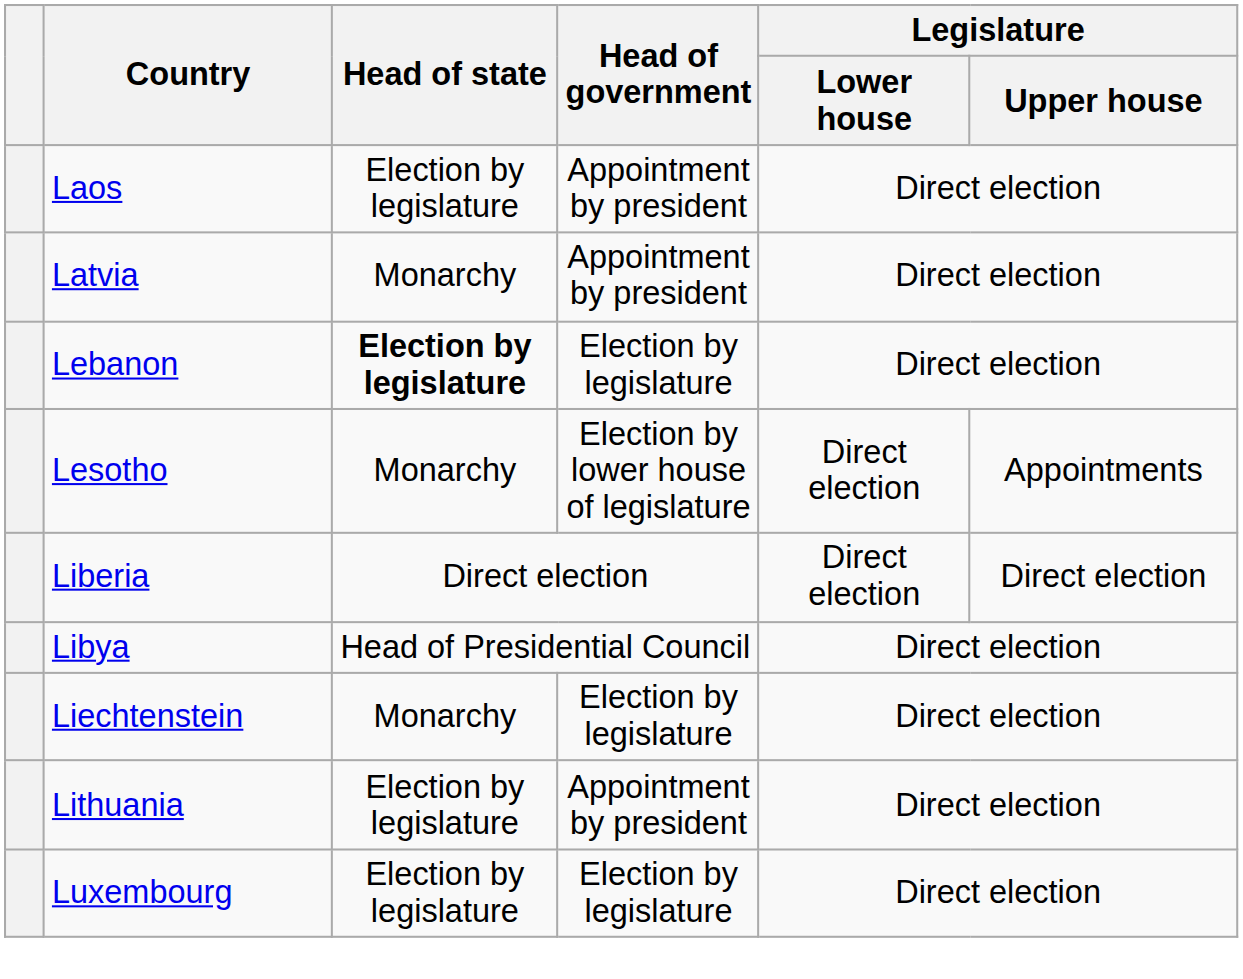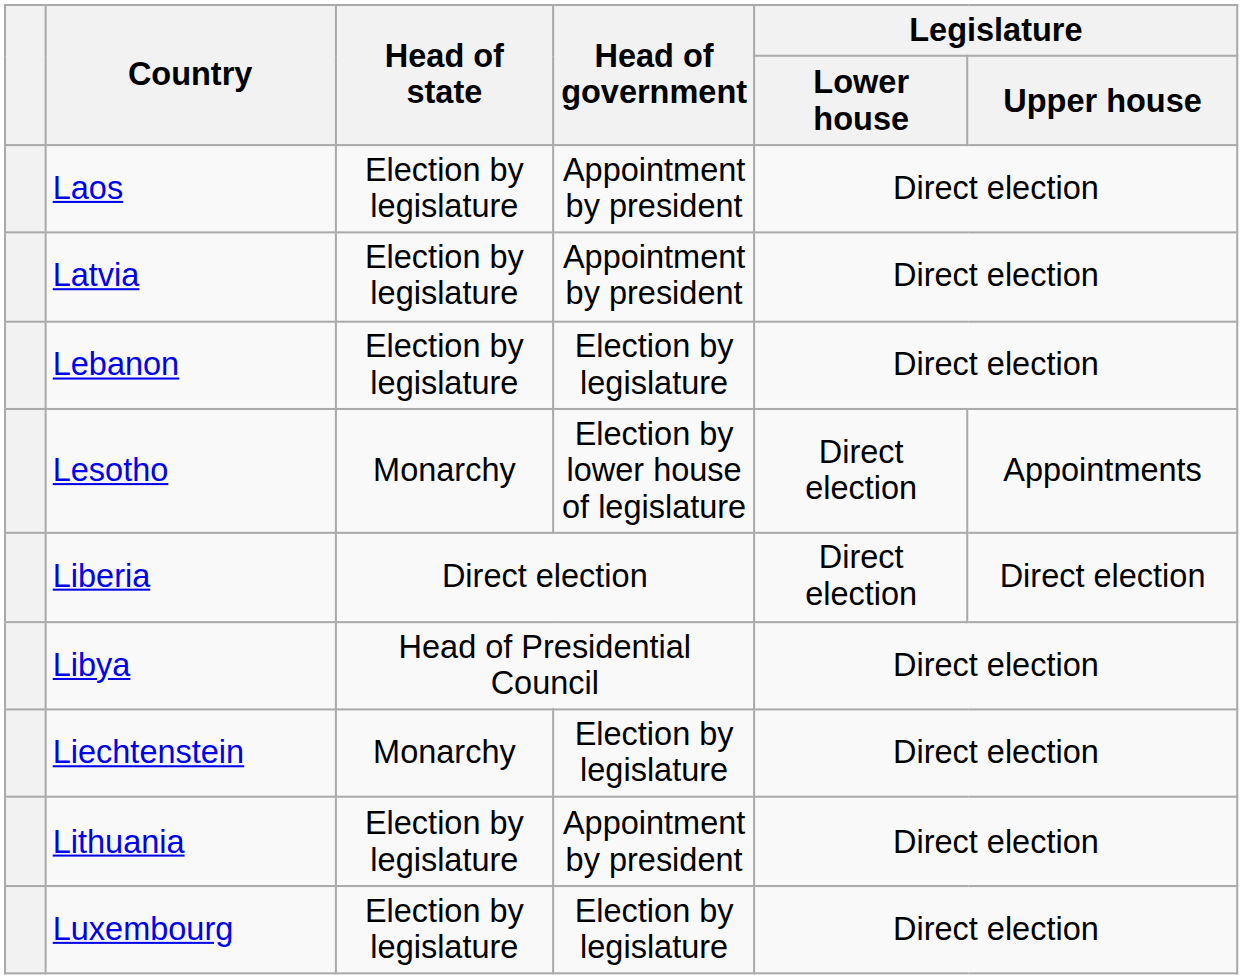(445, 276) Monarchy -> (444, 276) Election by legislature
(445, 364) bold -> (444, 364) normal
